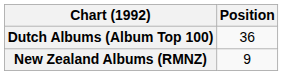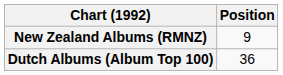rows swapped: (111, 37) <-> (111, 59)
